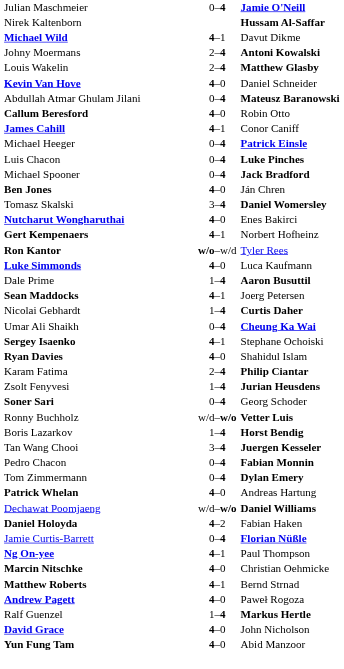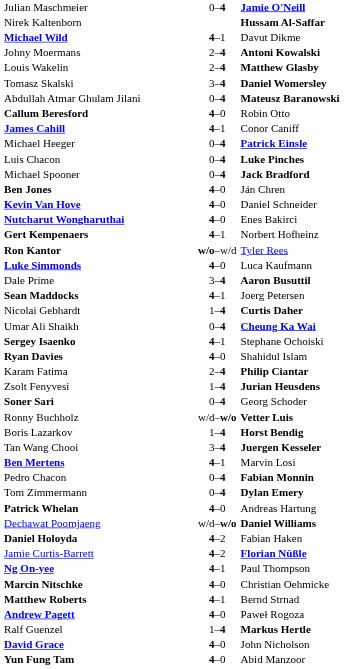rows swapped: (42, 83) <-> (39, 204)
(217, 280) 1–4 -> (217, 280) 3–4
+ row: (34, 462)
(217, 538) 0–4 -> (217, 553) 4–2
